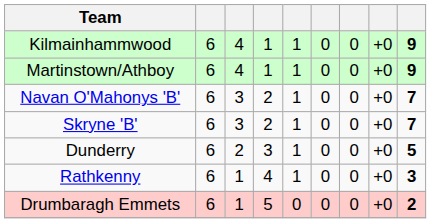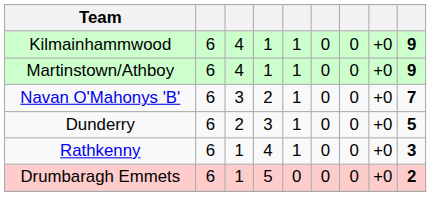- row: (100, 124)
